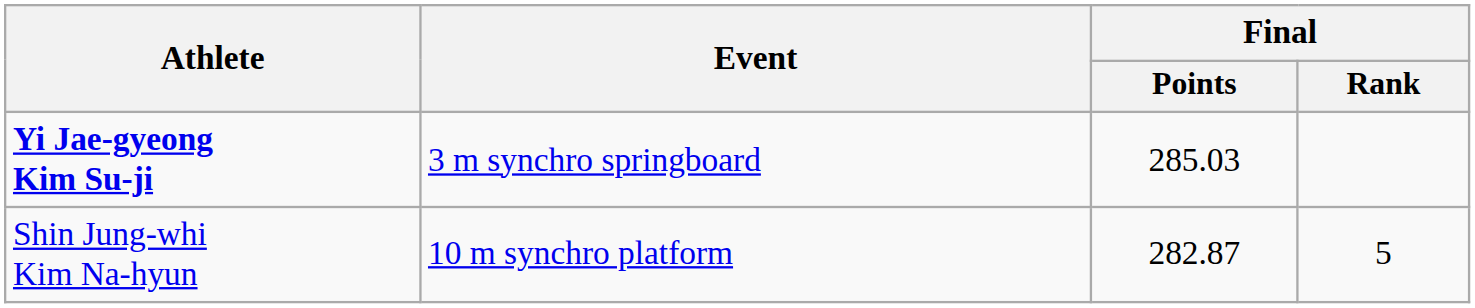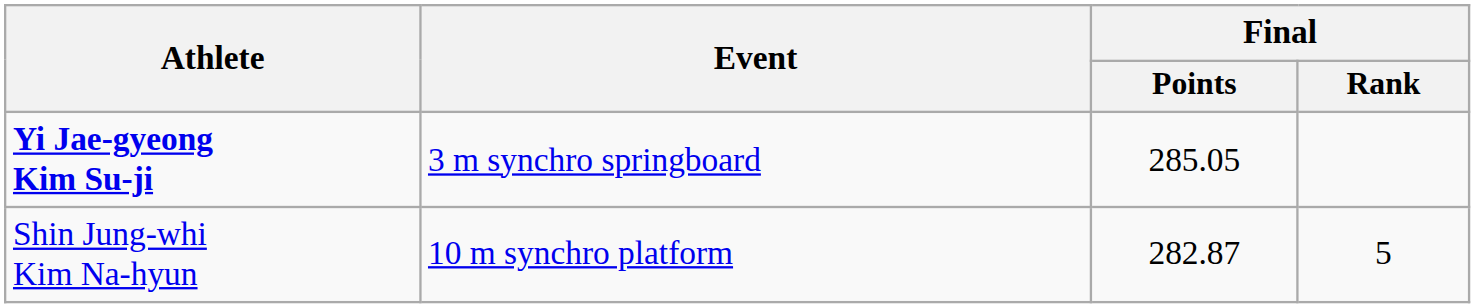(1194, 159) 285.03 -> (1194, 159) 285.05
